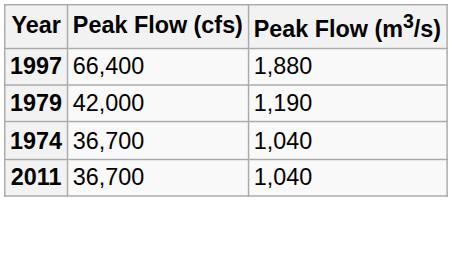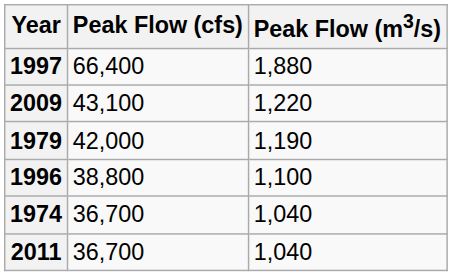+ row: (36, 103)
+ row: (36, 177)
